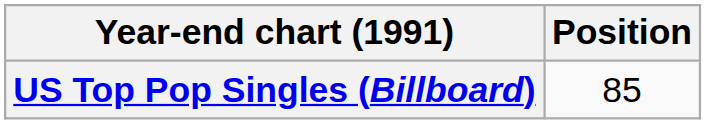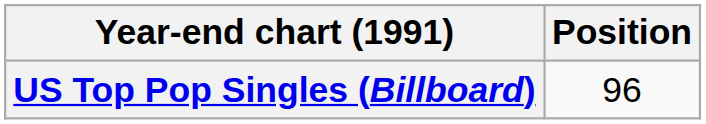(622, 88) 85 -> (622, 88) 96
